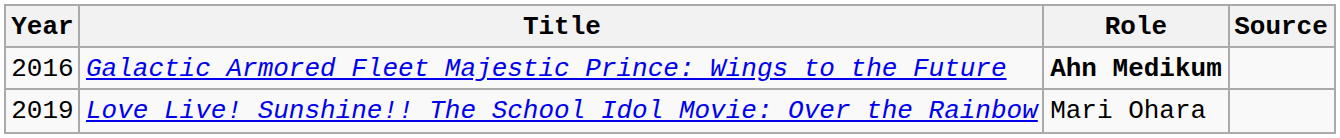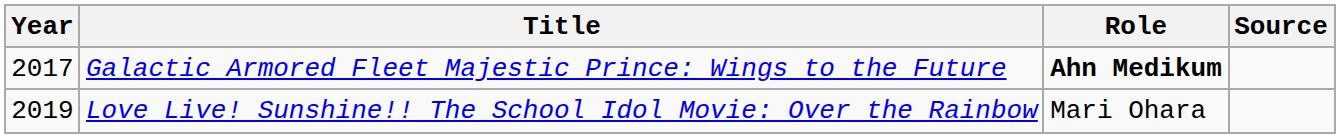(42, 69) 2016 -> (42, 69) 2017
